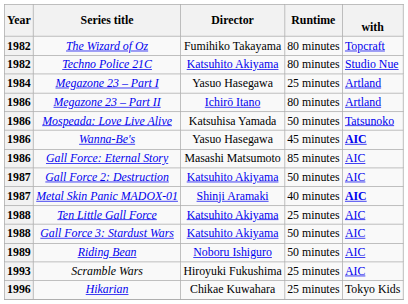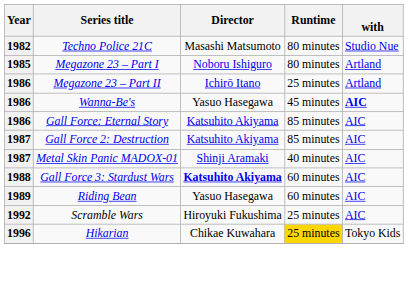- row: (107, 45)
(233, 64) Katsuhito Akiyama -> (233, 45) Masashi Matsumoto
(19, 83) 1984 -> (19, 64) 1985
(233, 83) Yasuo Hasegawa -> (233, 64) Noboru Ishiguro
(313, 83) 25 minutes -> (313, 64) 80 minutes
(313, 102) 80 minutes -> (313, 83) 25 minutes
- row: (107, 121)
(233, 158) Masashi Matsumoto -> (233, 121) Katsuhito Akiyama
(313, 177) 50 minutes -> (313, 139) 85 minutes
(356, 196) bold -> (355, 158) normal
- row: (107, 214)
(233, 233) normal -> (233, 177) bold
(313, 233) 50 minutes -> (313, 177) 60 minutes
(233, 252) Noboru Ishiguro -> (233, 196) Yasuo Hasegawa
(313, 252) 50 minutes -> (313, 196) 60 minutes
(19, 271) 1993 -> (19, 214) 1992
(313, 290) no background -> (313, 233) gold background
